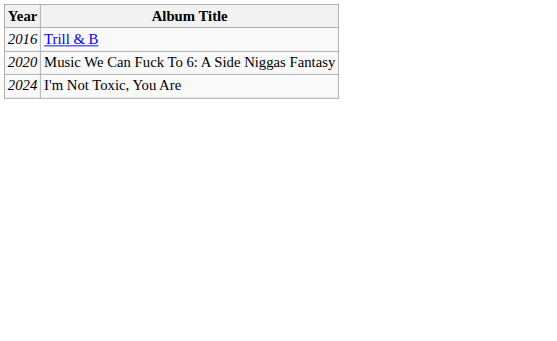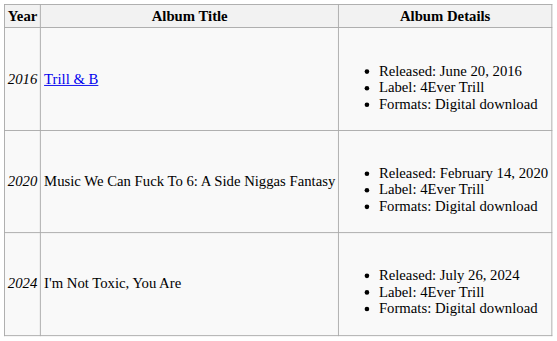+ column: (445, 16)
